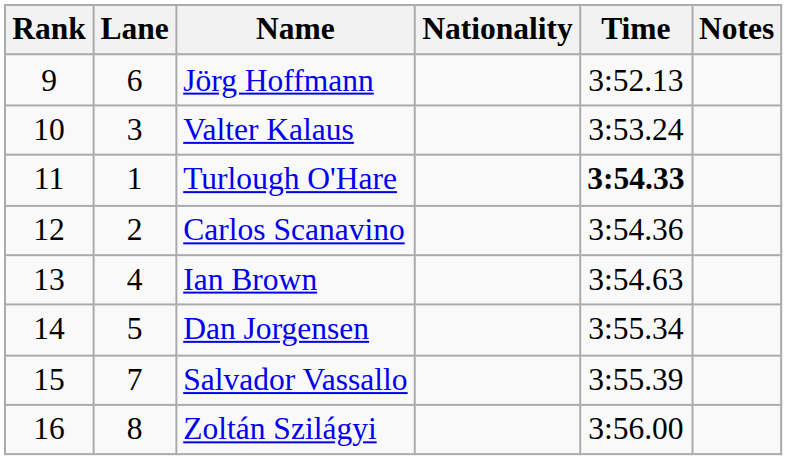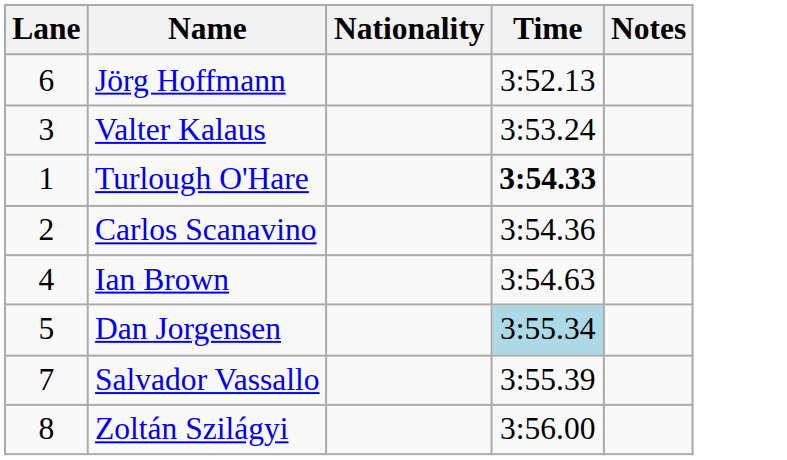- column: (49, 29)
(636, 329) no background -> (548, 329) lightblue background
